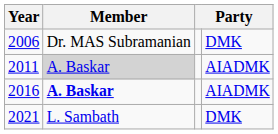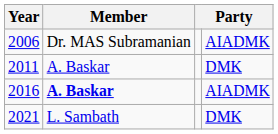(224, 41) DMK -> (238, 41) AIADMK
(78, 66) lightgrey background -> (78, 66) no background
(238, 66) AIADMK -> (224, 66) DMK
